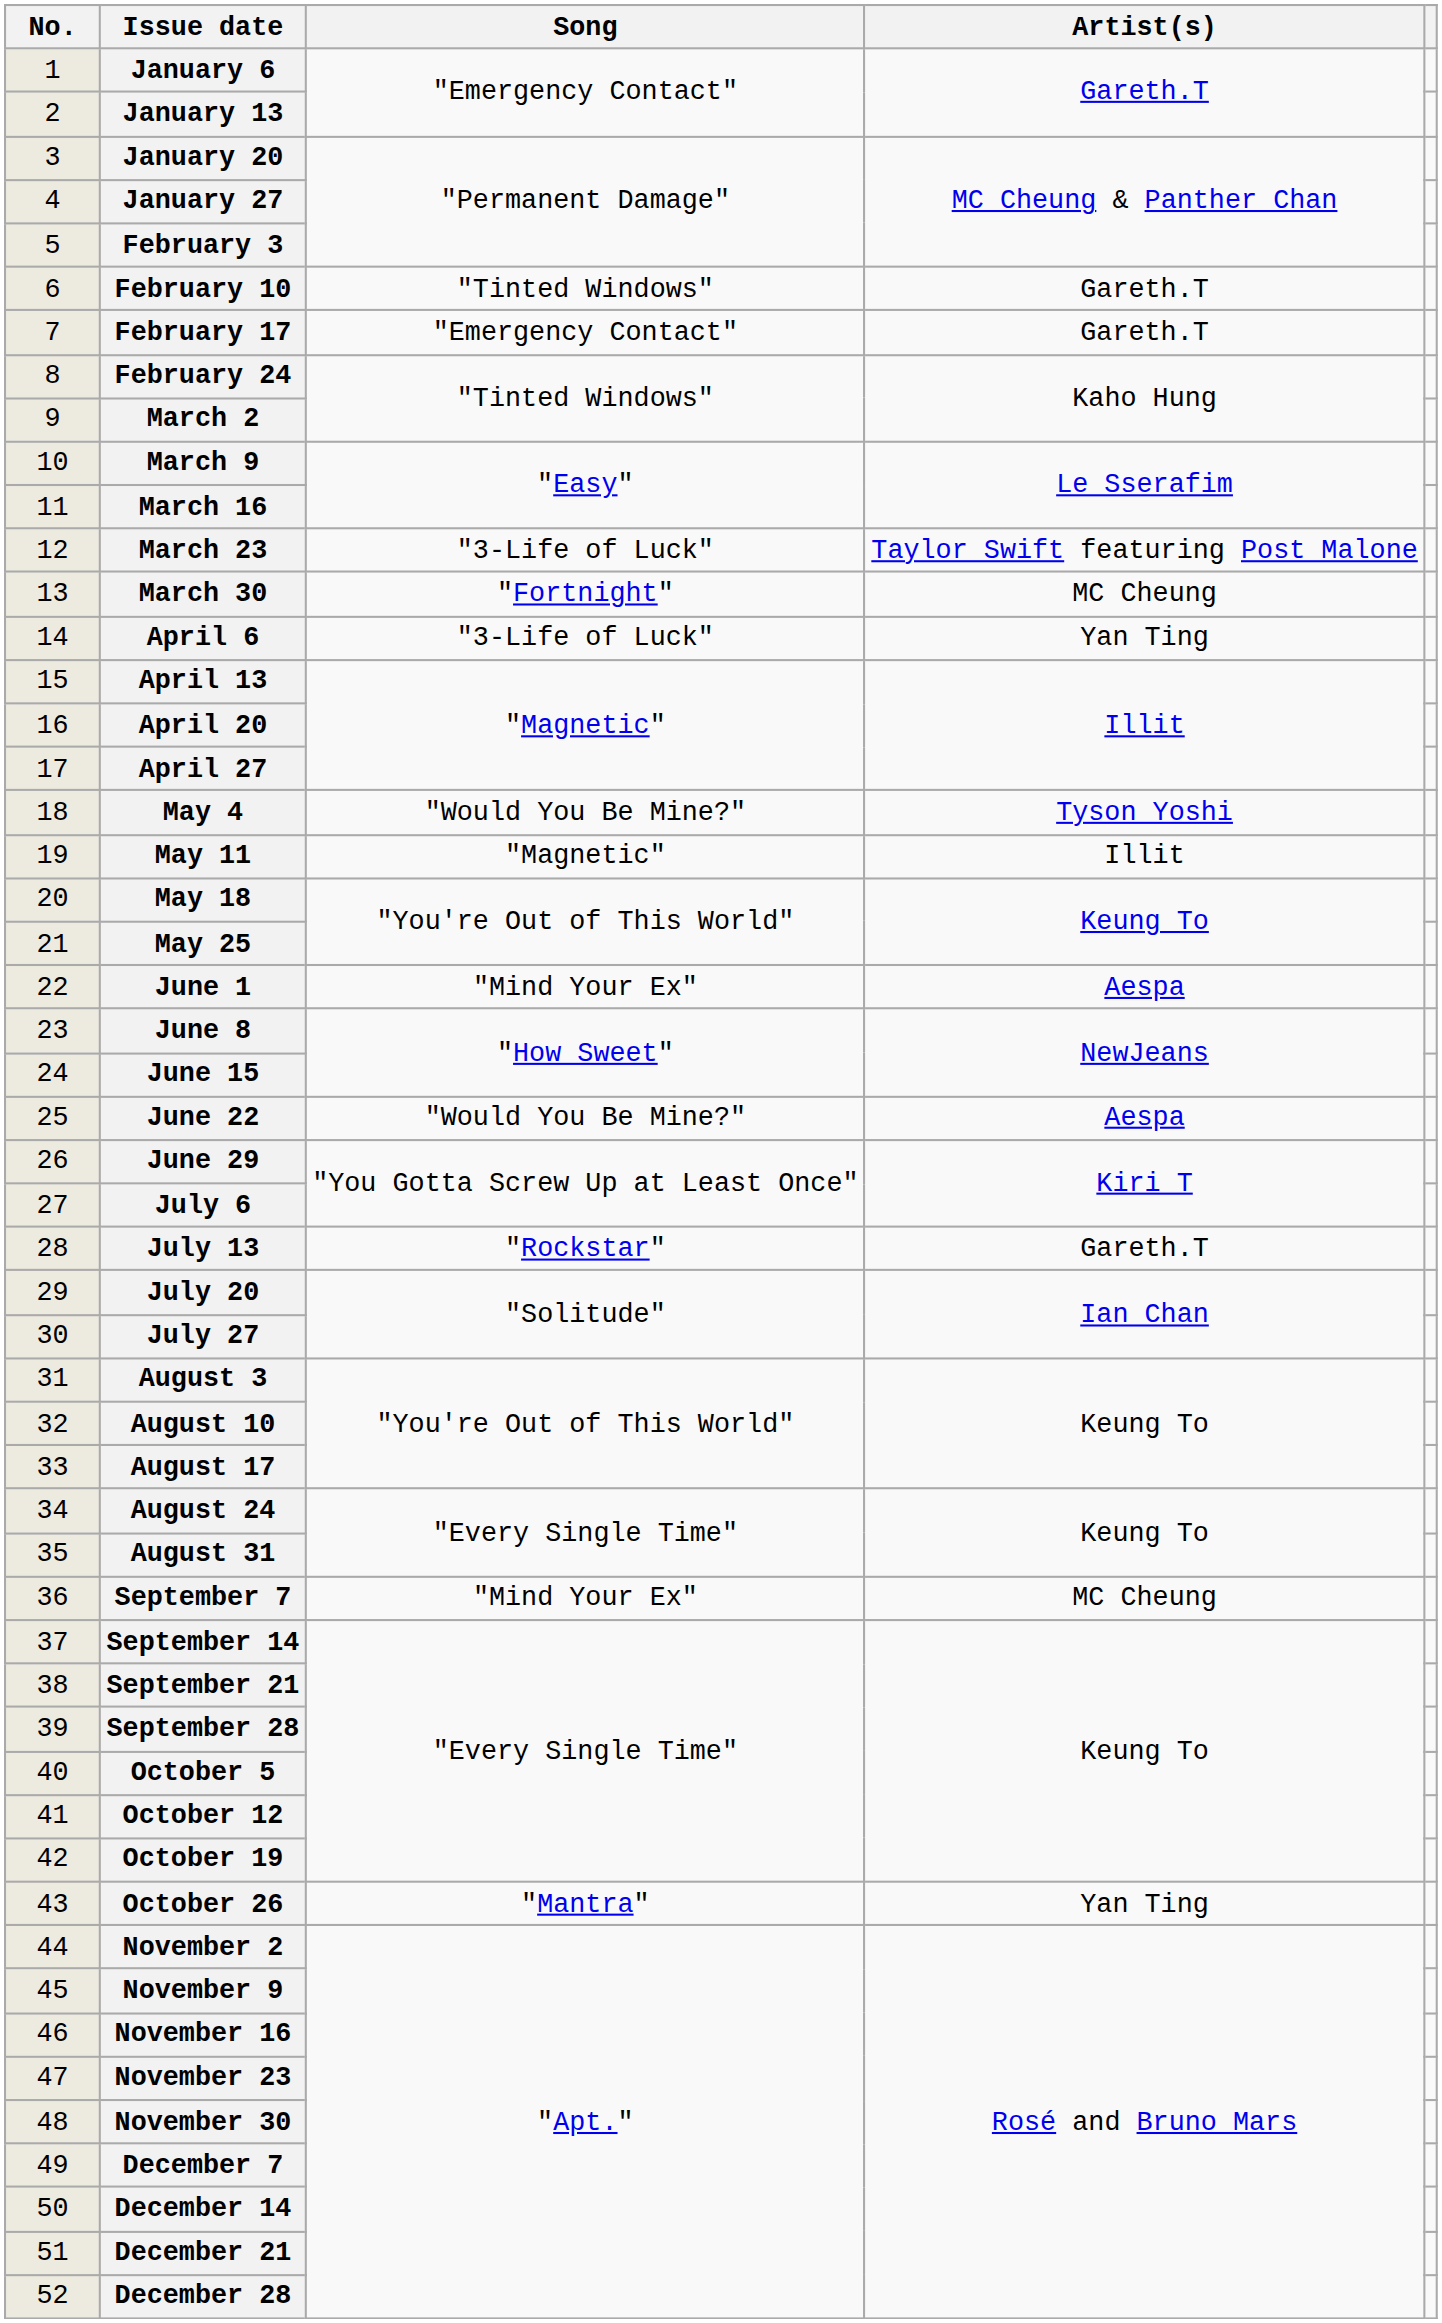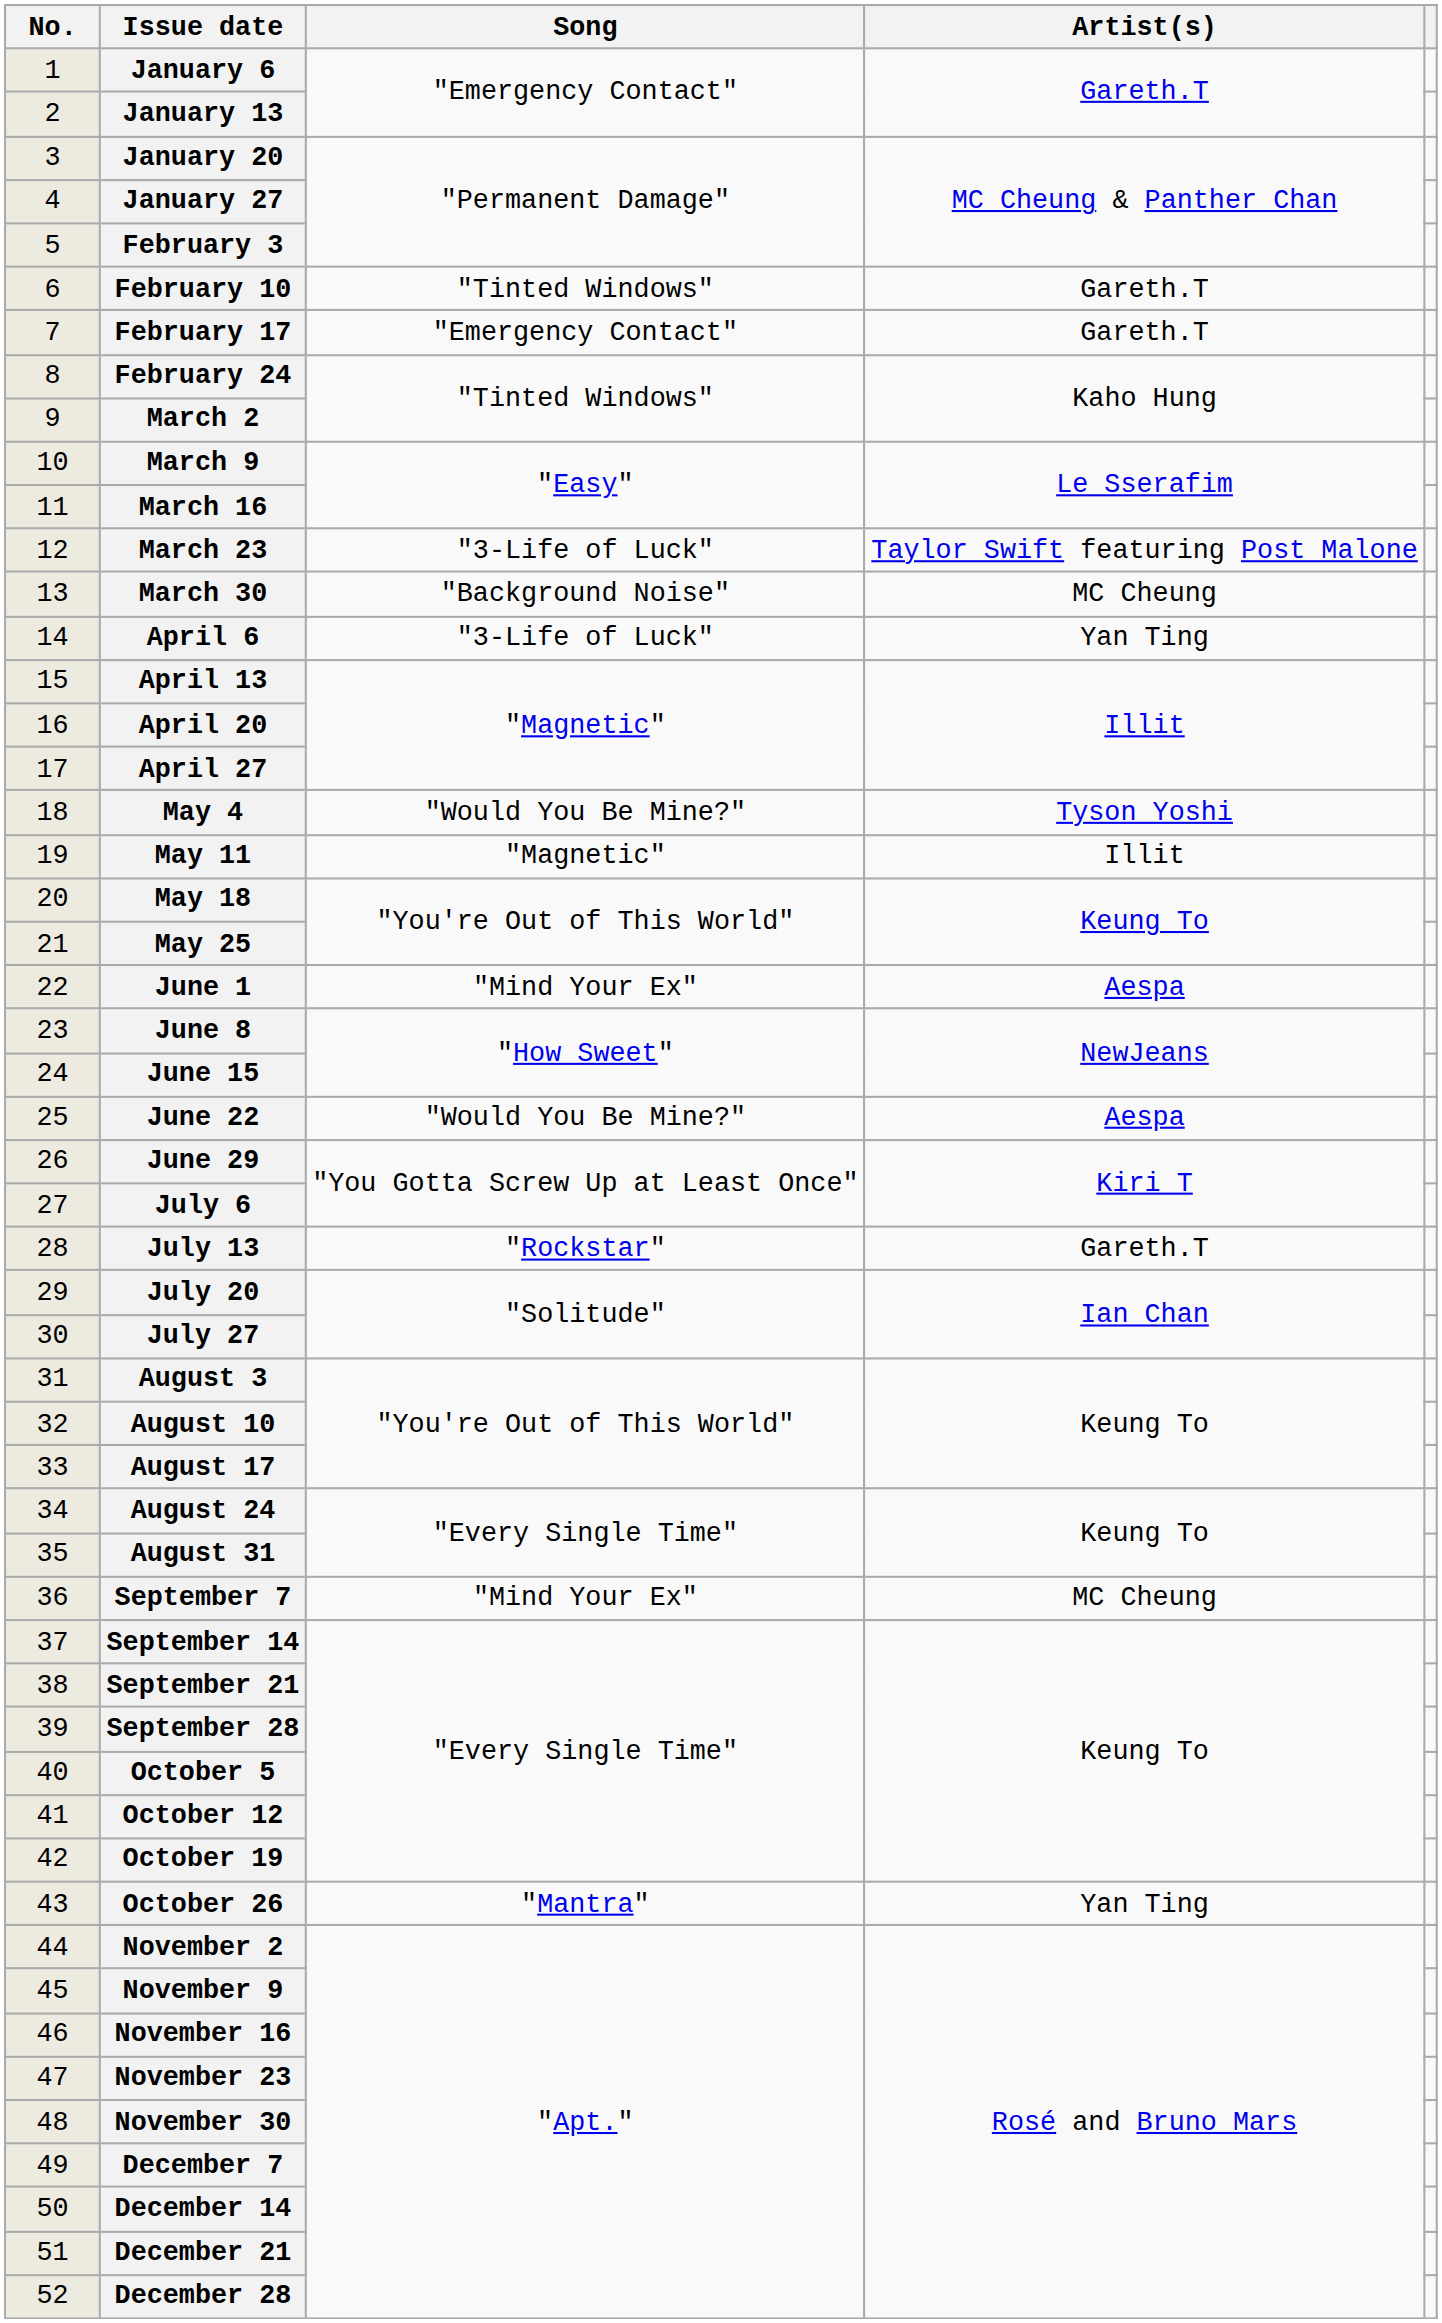(585, 594) "Fortnight" -> (585, 594) "Background Noise"
